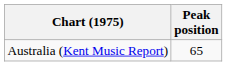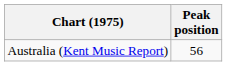(196, 50) 65 -> (196, 50) 56
